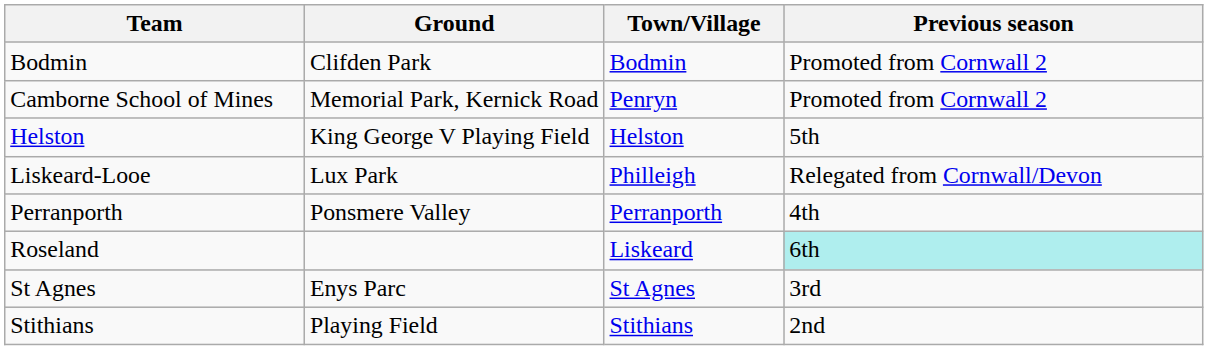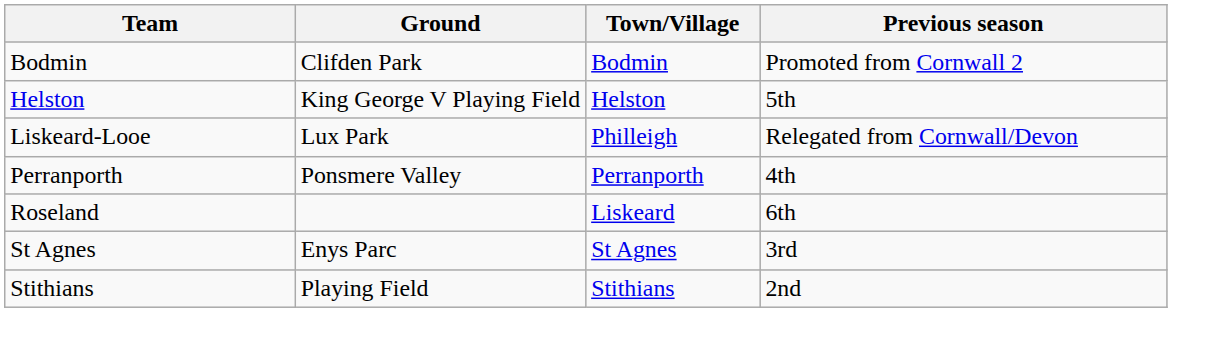- row: (142, 99)
(805, 250) paleturquoise background -> (781, 212) no background
